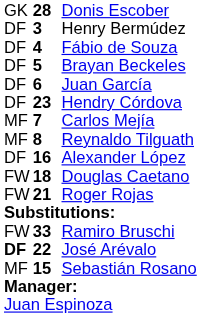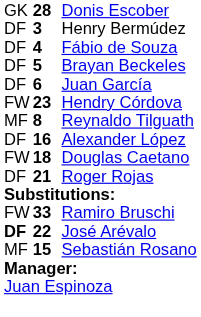(15, 102) DF -> (17, 102) FW
- row: (108, 121)
(17, 194) FW -> (15, 176) DF
